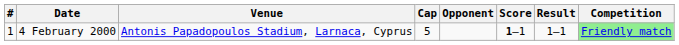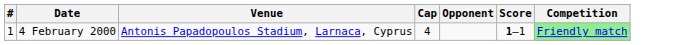- column: (556, 13)
(427, 31) 5 -> (427, 31) 4
